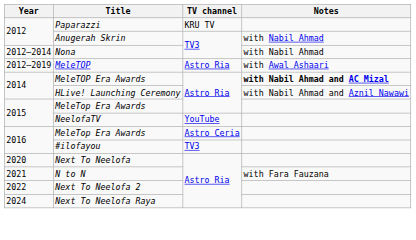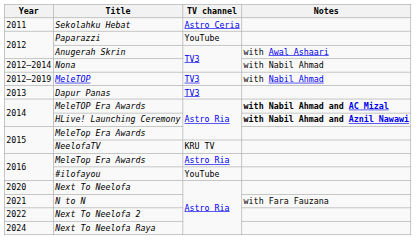+ row: (16, 25)
(200, 25) KRU TV -> (202, 38) YouTube
(284, 38) with Nabil Ahmad -> (286, 52) with Awal Ashaari
(207, 65) Astro Ria -> (192, 79) TV3
(286, 65) with Awal Ashaari -> (284, 79) with Nabil Ahmad
+ row: (16, 92)
(326, 92) normal -> (326, 120) bold
(202, 120) YouTube -> (200, 147) KRU TV
(212, 133) Astro Ceria -> (207, 160) Astro Ria
(192, 147) TV3 -> (202, 174) YouTube
